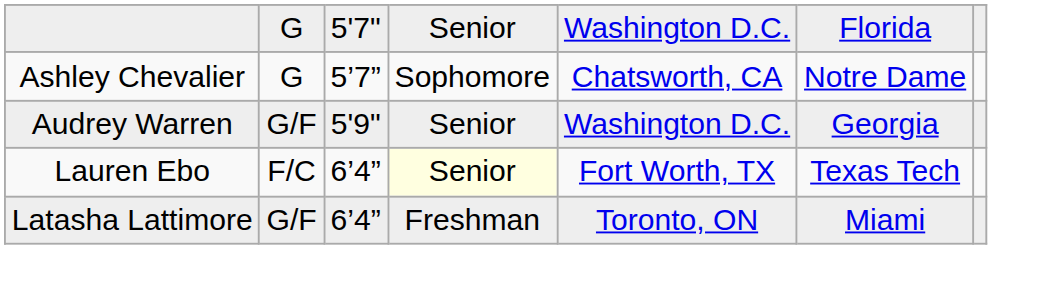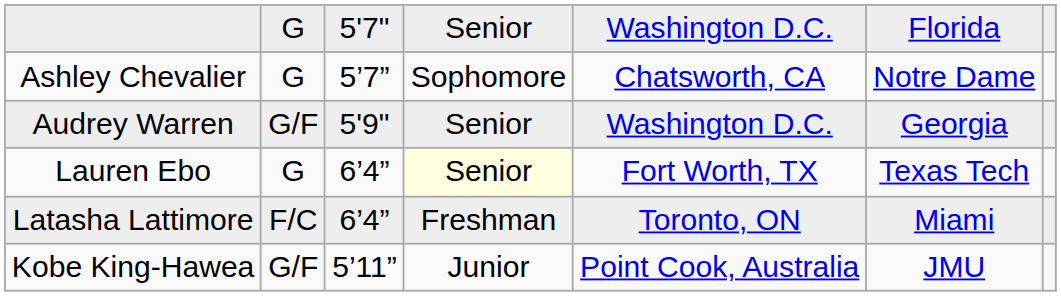(292, 171) F/C -> (293, 171) G
(292, 219) G/F -> (293, 219) F/C
+ row: (133, 266)
